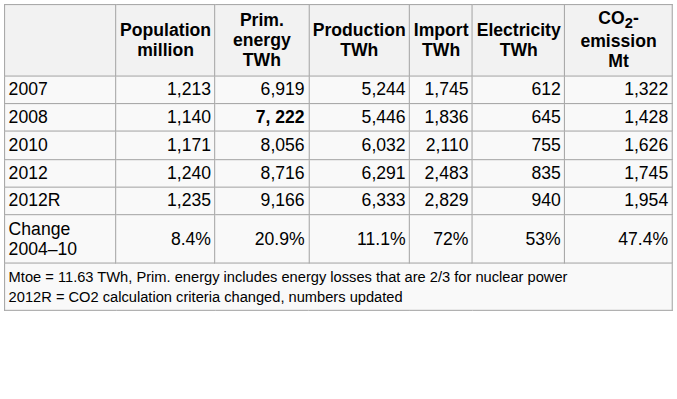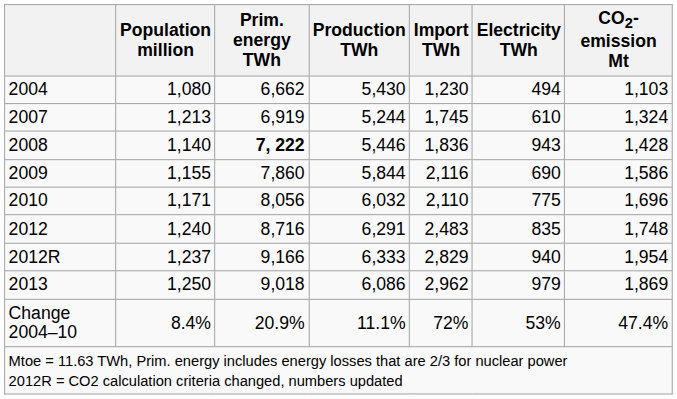+ row: (28, 89)
(546, 89) 612 -> (546, 117) 610
(646, 89) 1,322 -> (646, 117) 1,324
(546, 117) 645 -> (546, 145) 943
+ row: (28, 173)
(546, 145) 755 -> (546, 201) 775
(646, 145) 1,626 -> (646, 201) 1,696
(646, 173) 1,745 -> (646, 229) 1,748
(189, 201) 1,235 -> (189, 256) 1,237
+ row: (28, 284)
